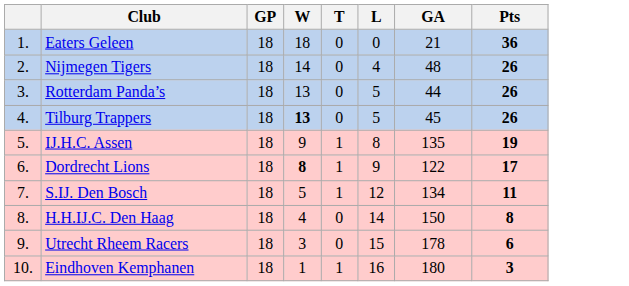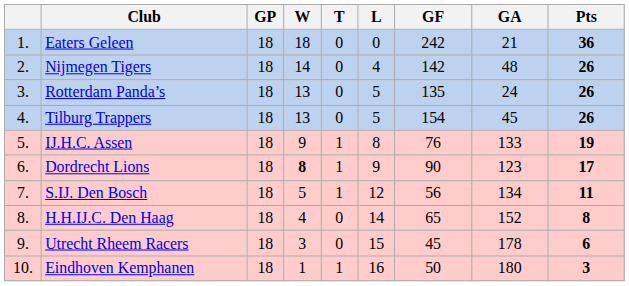+ column: (433, 17)
(433, 92) 44 -> (510, 92) 24
(302, 117) bold -> (302, 117) normal
(433, 142) 135 -> (510, 142) 133
(433, 167) 122 -> (510, 167) 123
(433, 218) 150 -> (510, 218) 152
